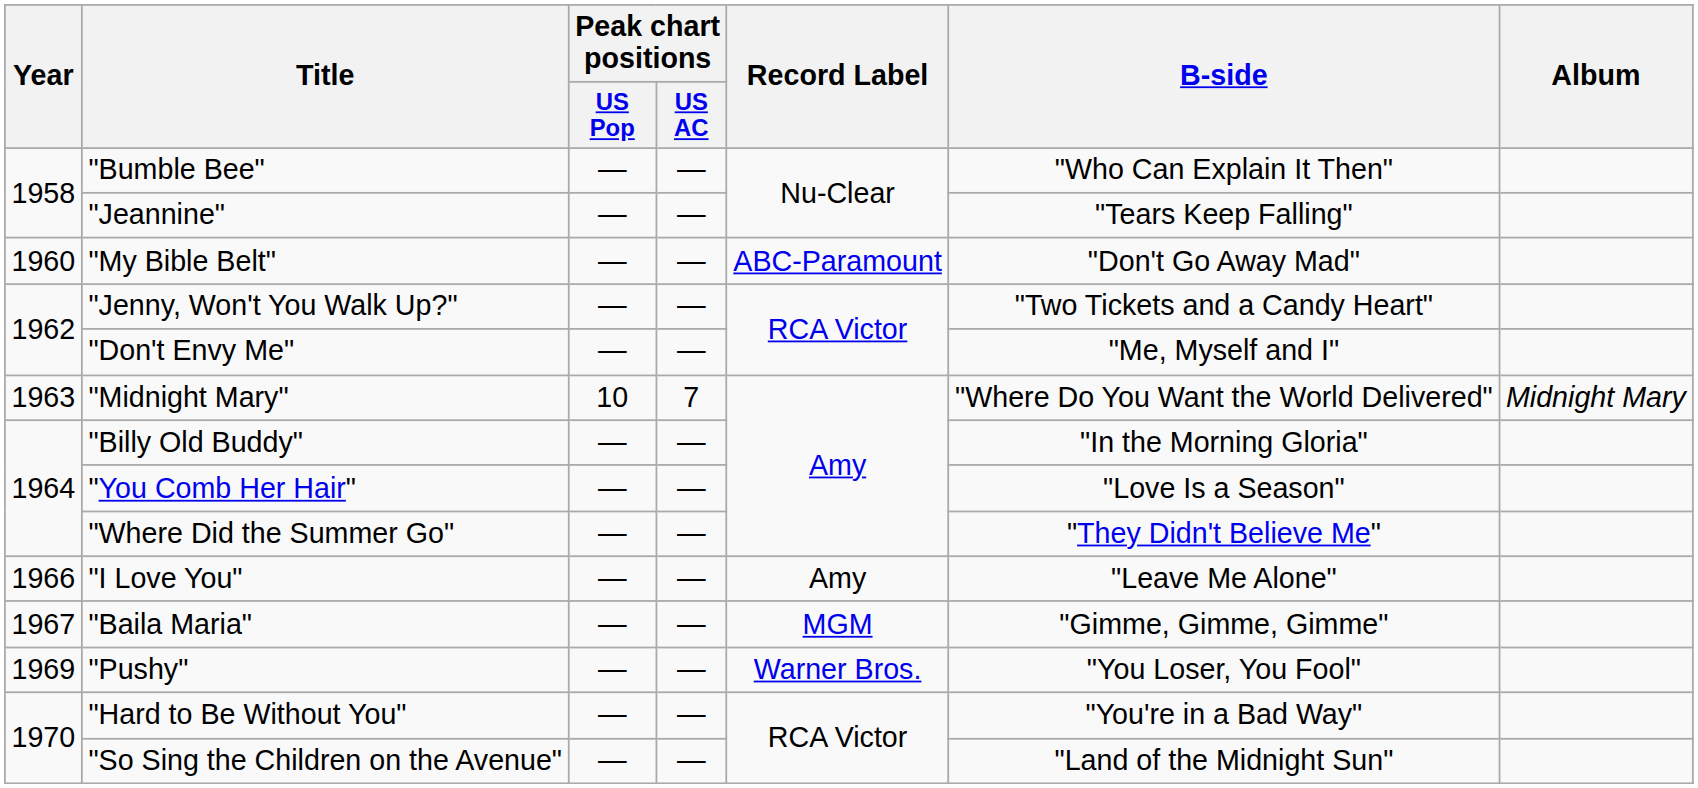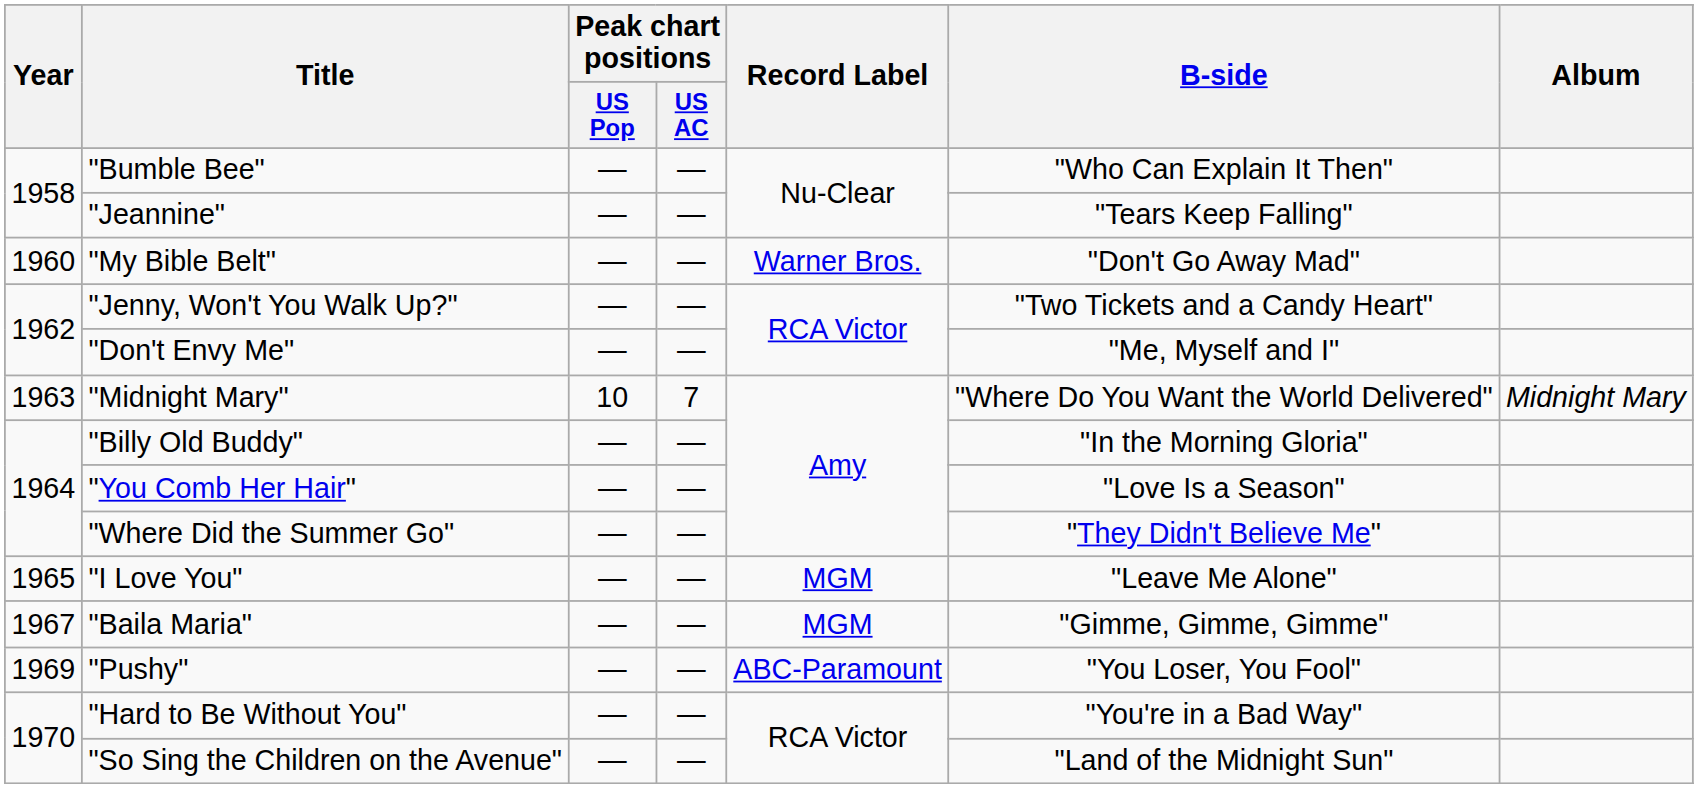(838, 260) ABC-Paramount -> (838, 260) Warner Bros.
(43, 578) 1966 -> (43, 578) 1965
(838, 578) Amy -> (838, 578) MGM
(838, 669) Warner Bros. -> (838, 669) ABC-Paramount
